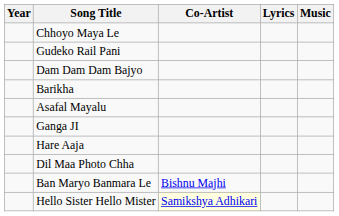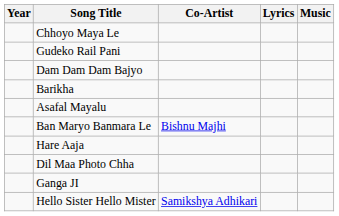rows swapped: (57, 126) <-> (94, 182)
(209, 201) lightyellow background -> (209, 201) no background
